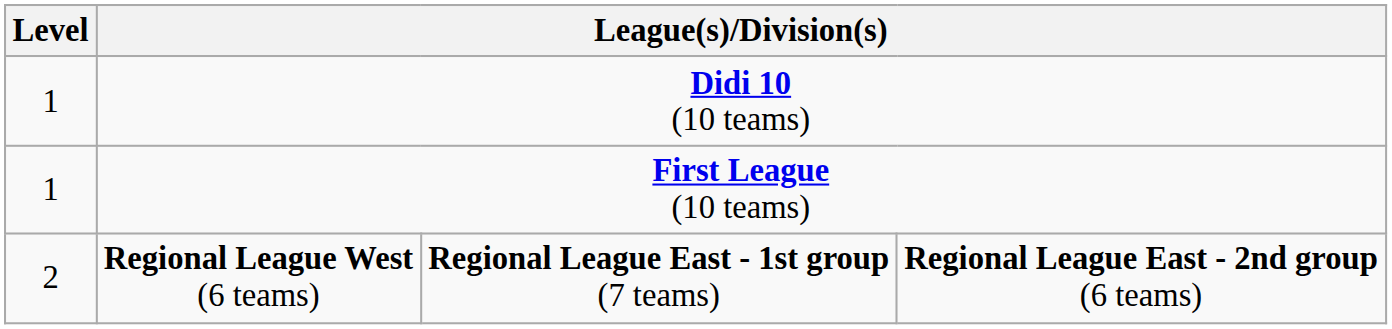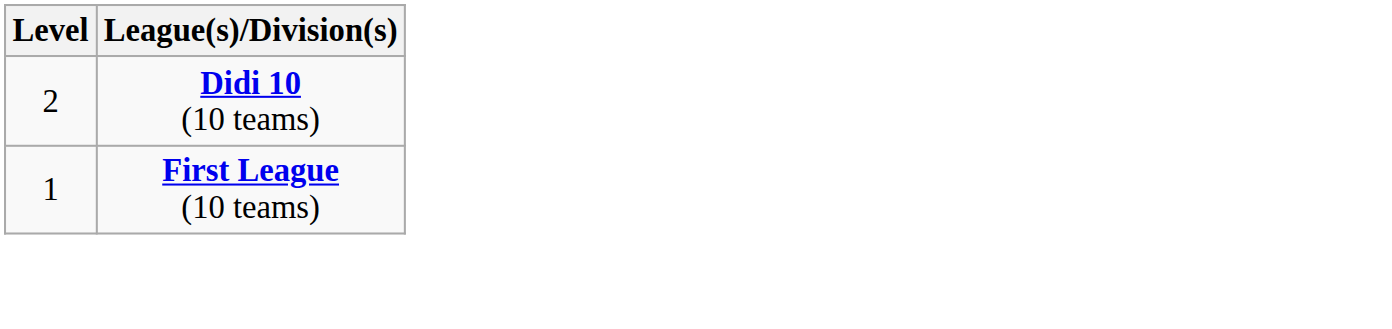(51, 100) 1 -> (51, 100) 2
- row: (258, 277)
